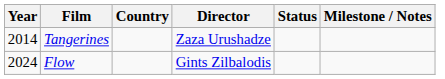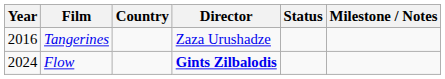(23, 39) 2014 -> (23, 39) 2016
(223, 62) normal -> (226, 62) bold
